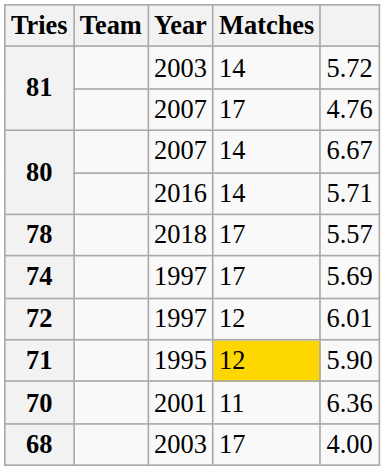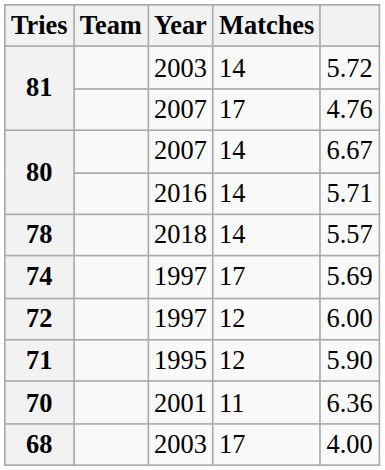(232, 234) 17 -> (232, 234) 14
(350, 318) 6.01 -> (350, 318) 6.00
(232, 360) gold background -> (232, 360) no background
